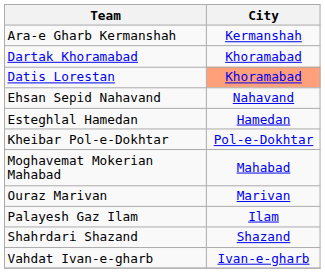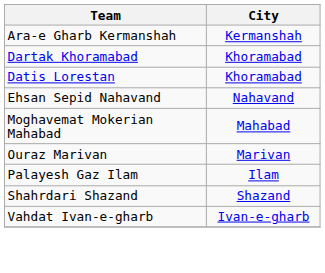(263, 77) lightsalmon background -> (263, 77) no background
- row: (73, 119)
- row: (88, 139)
